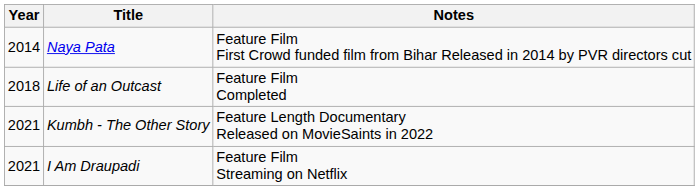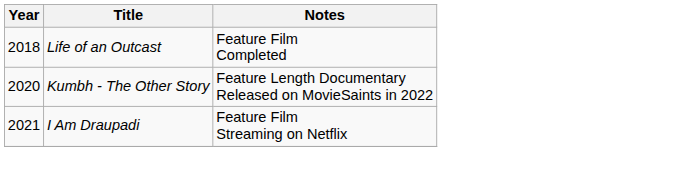- row: (81, 47)
(24, 126) 2021 -> (24, 86) 2020
